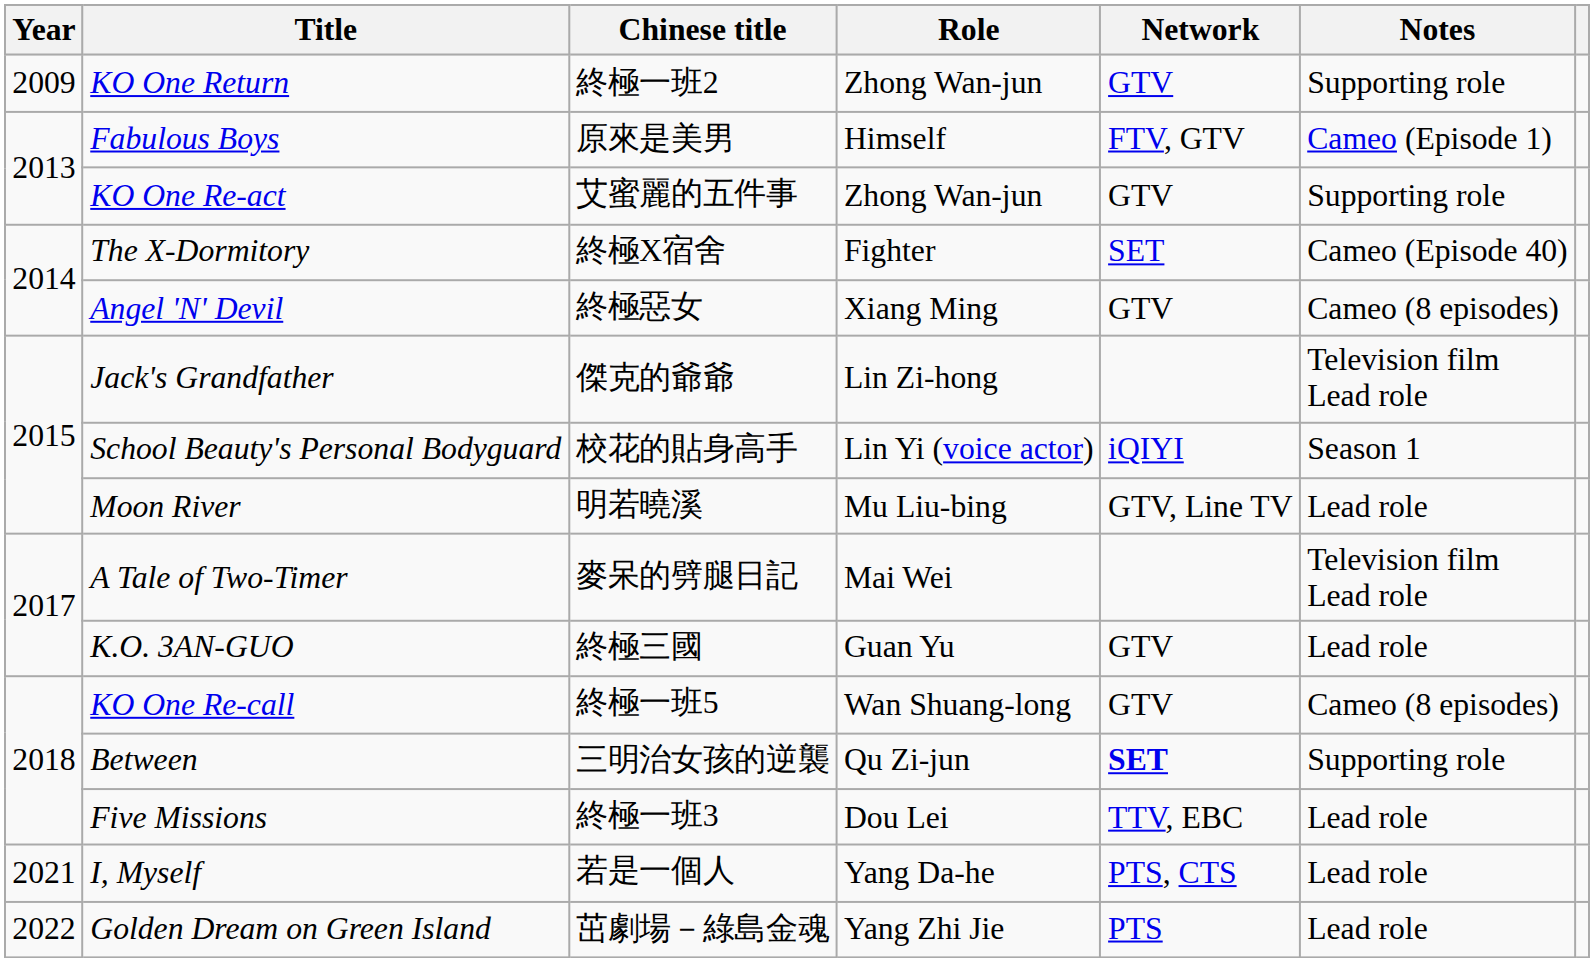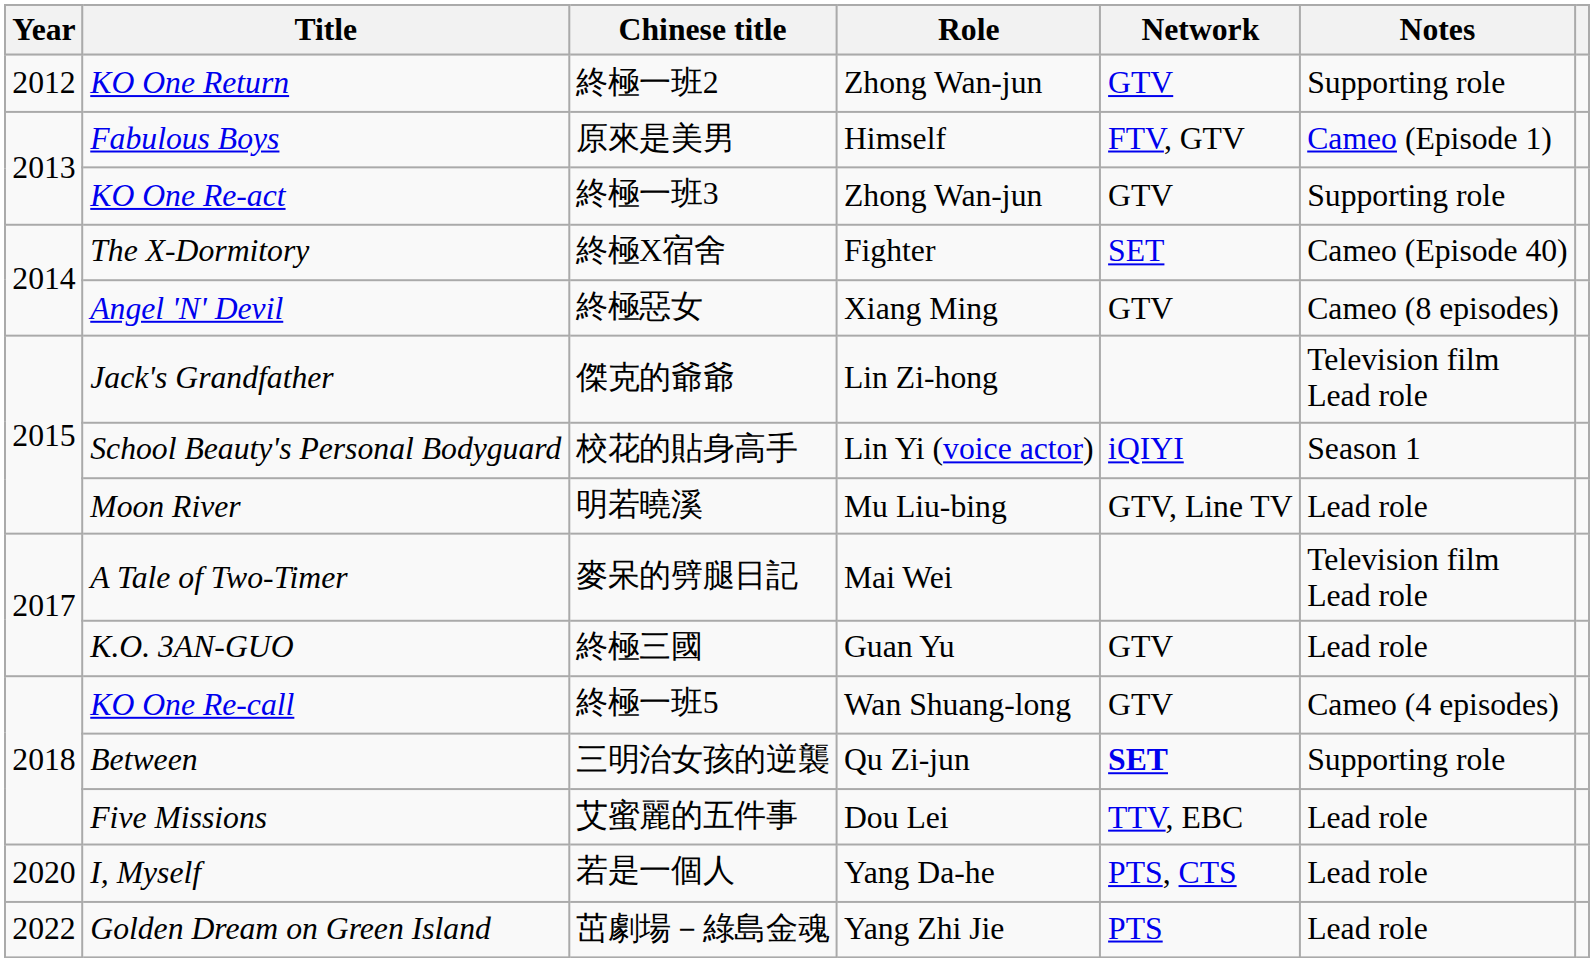(44, 82) 2009 -> (44, 82) 2012
(687, 194) 艾蜜麗的五件事 -> (647, 194) 終極一班3
(1433, 704) Cameo (8 episodes) -> (1433, 704) Cameo (4 episodes)
(647, 815) 終極一班3 -> (687, 815) 艾蜜麗的五件事
(44, 872) 2021 -> (44, 872) 2020
